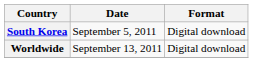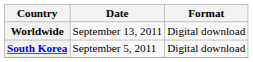rows swapped: (37, 31) <-> (37, 48)
